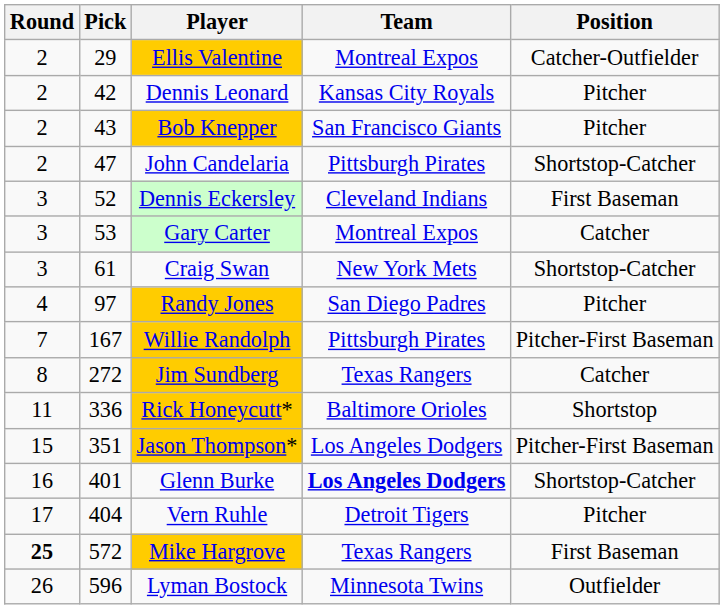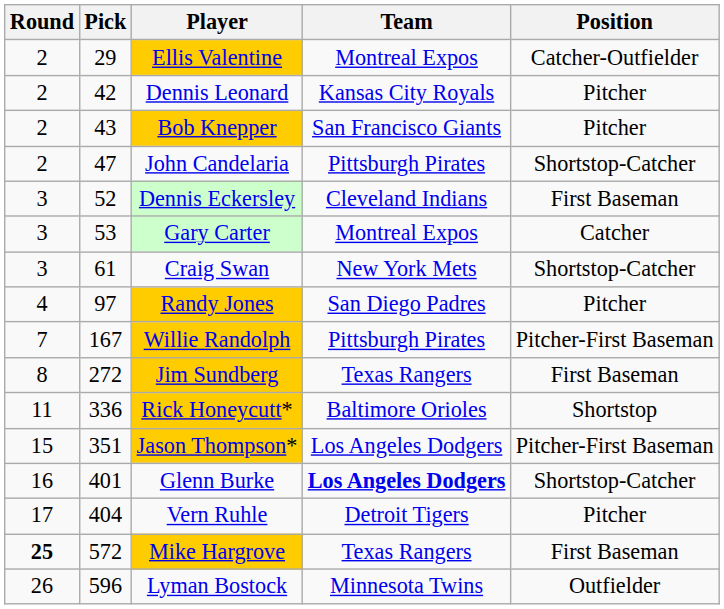(615, 374) Catcher -> (615, 374) First Baseman
